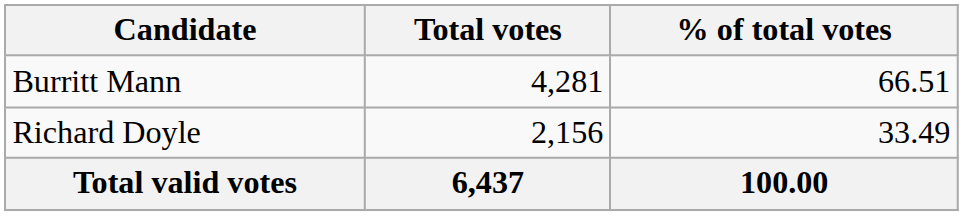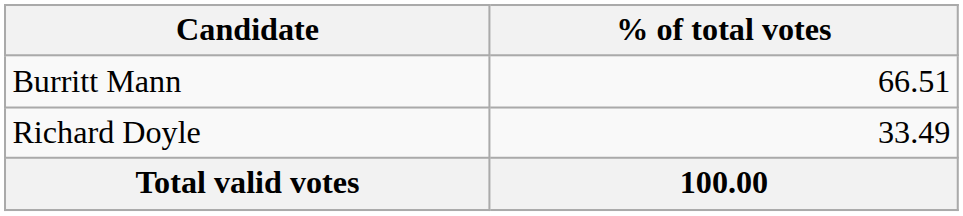- column: (488, 30)
